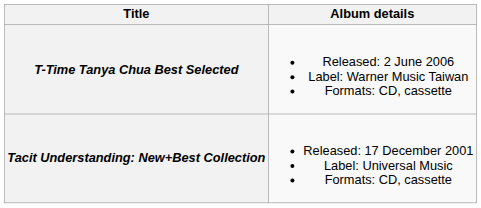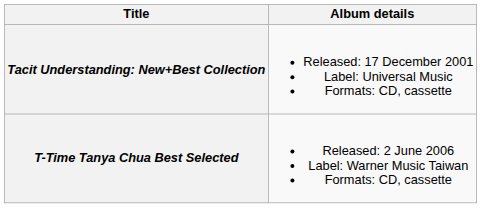rows swapped: (136, 158) <-> (136, 69)
